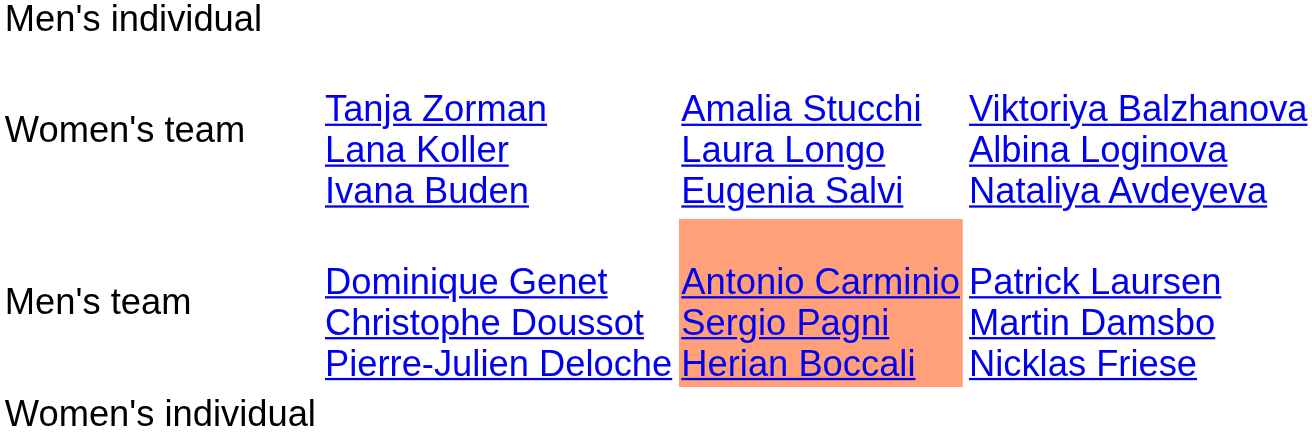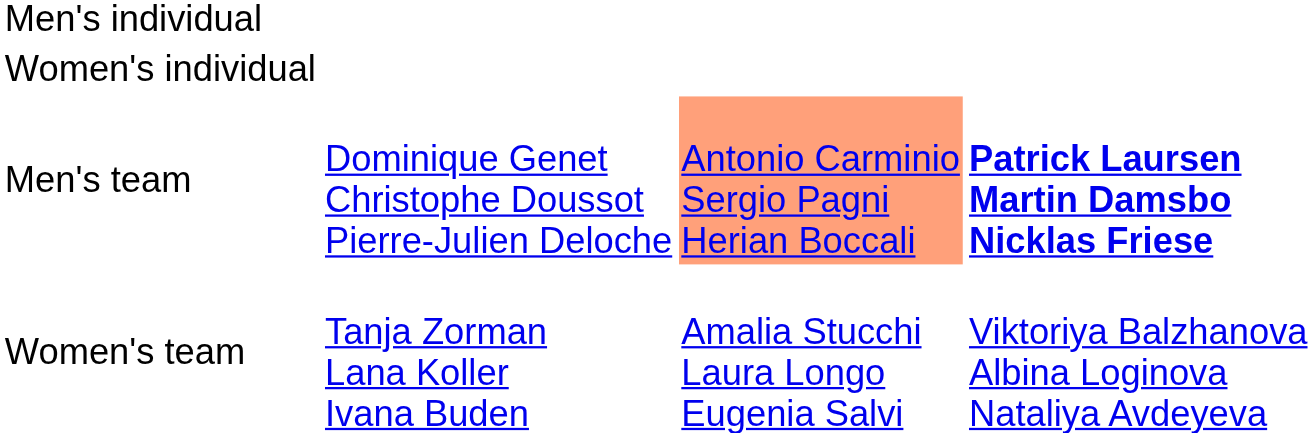rows swapped: (160, 413) <-> (125, 129)
(1095, 322) normal -> (1105, 200) bold
